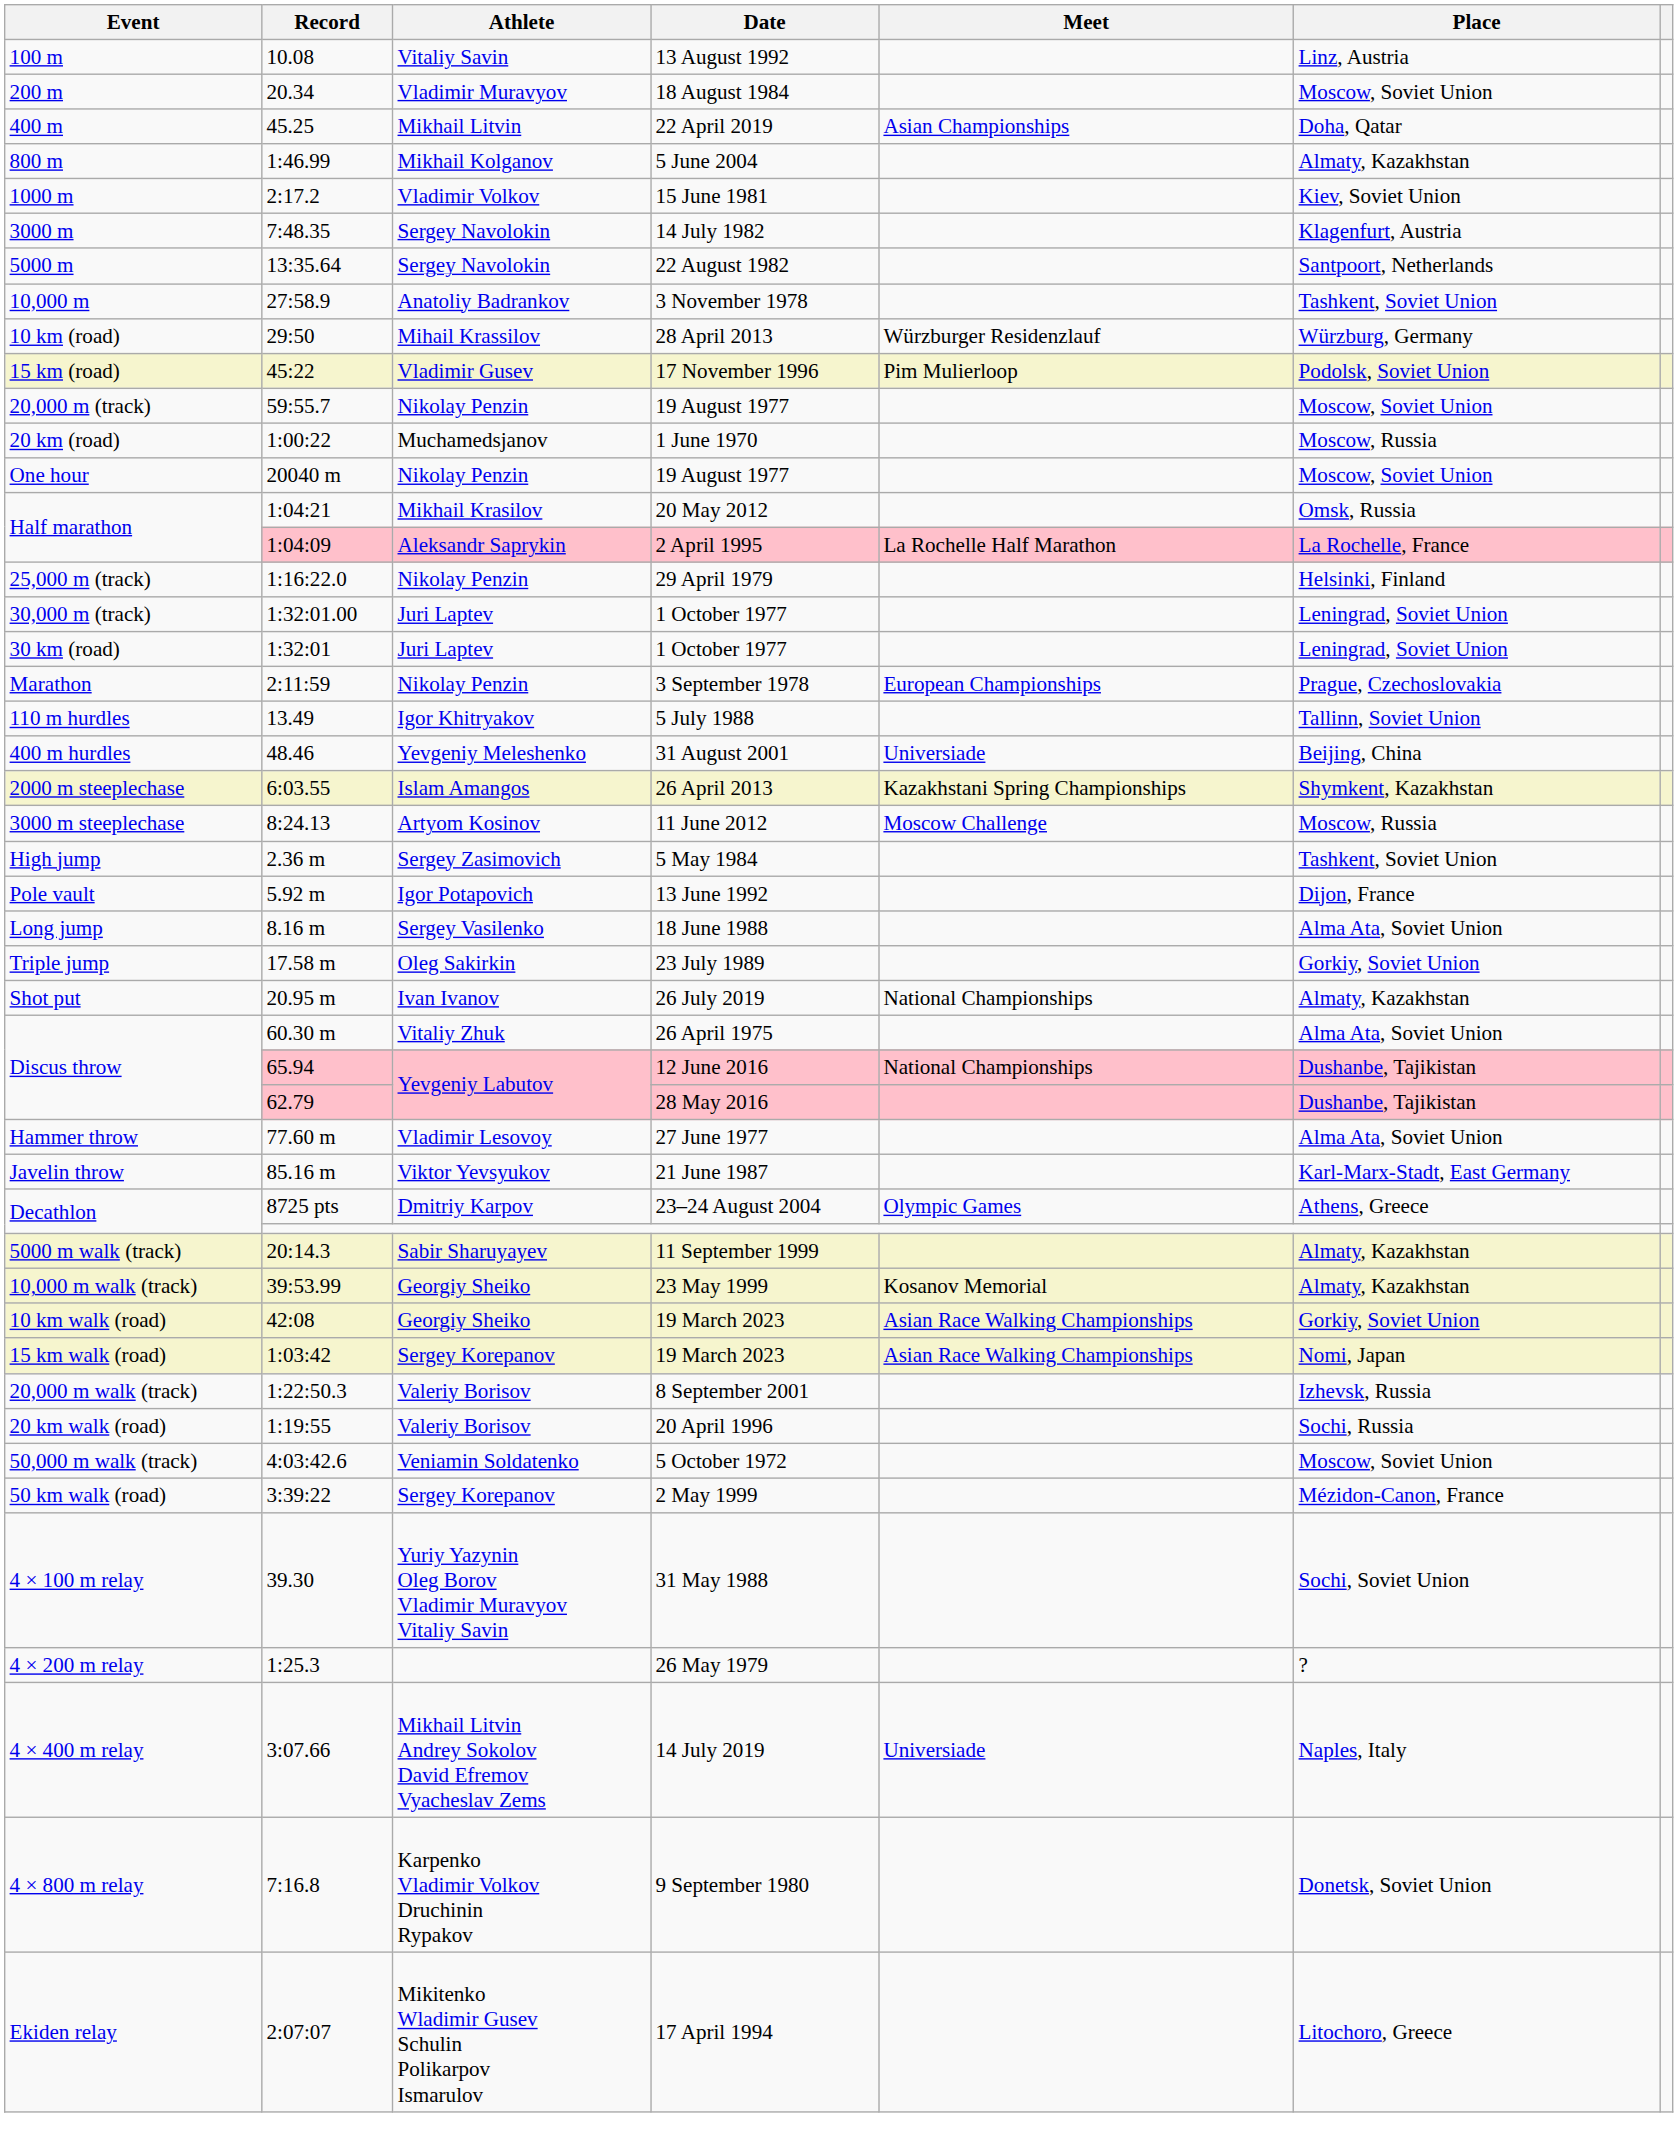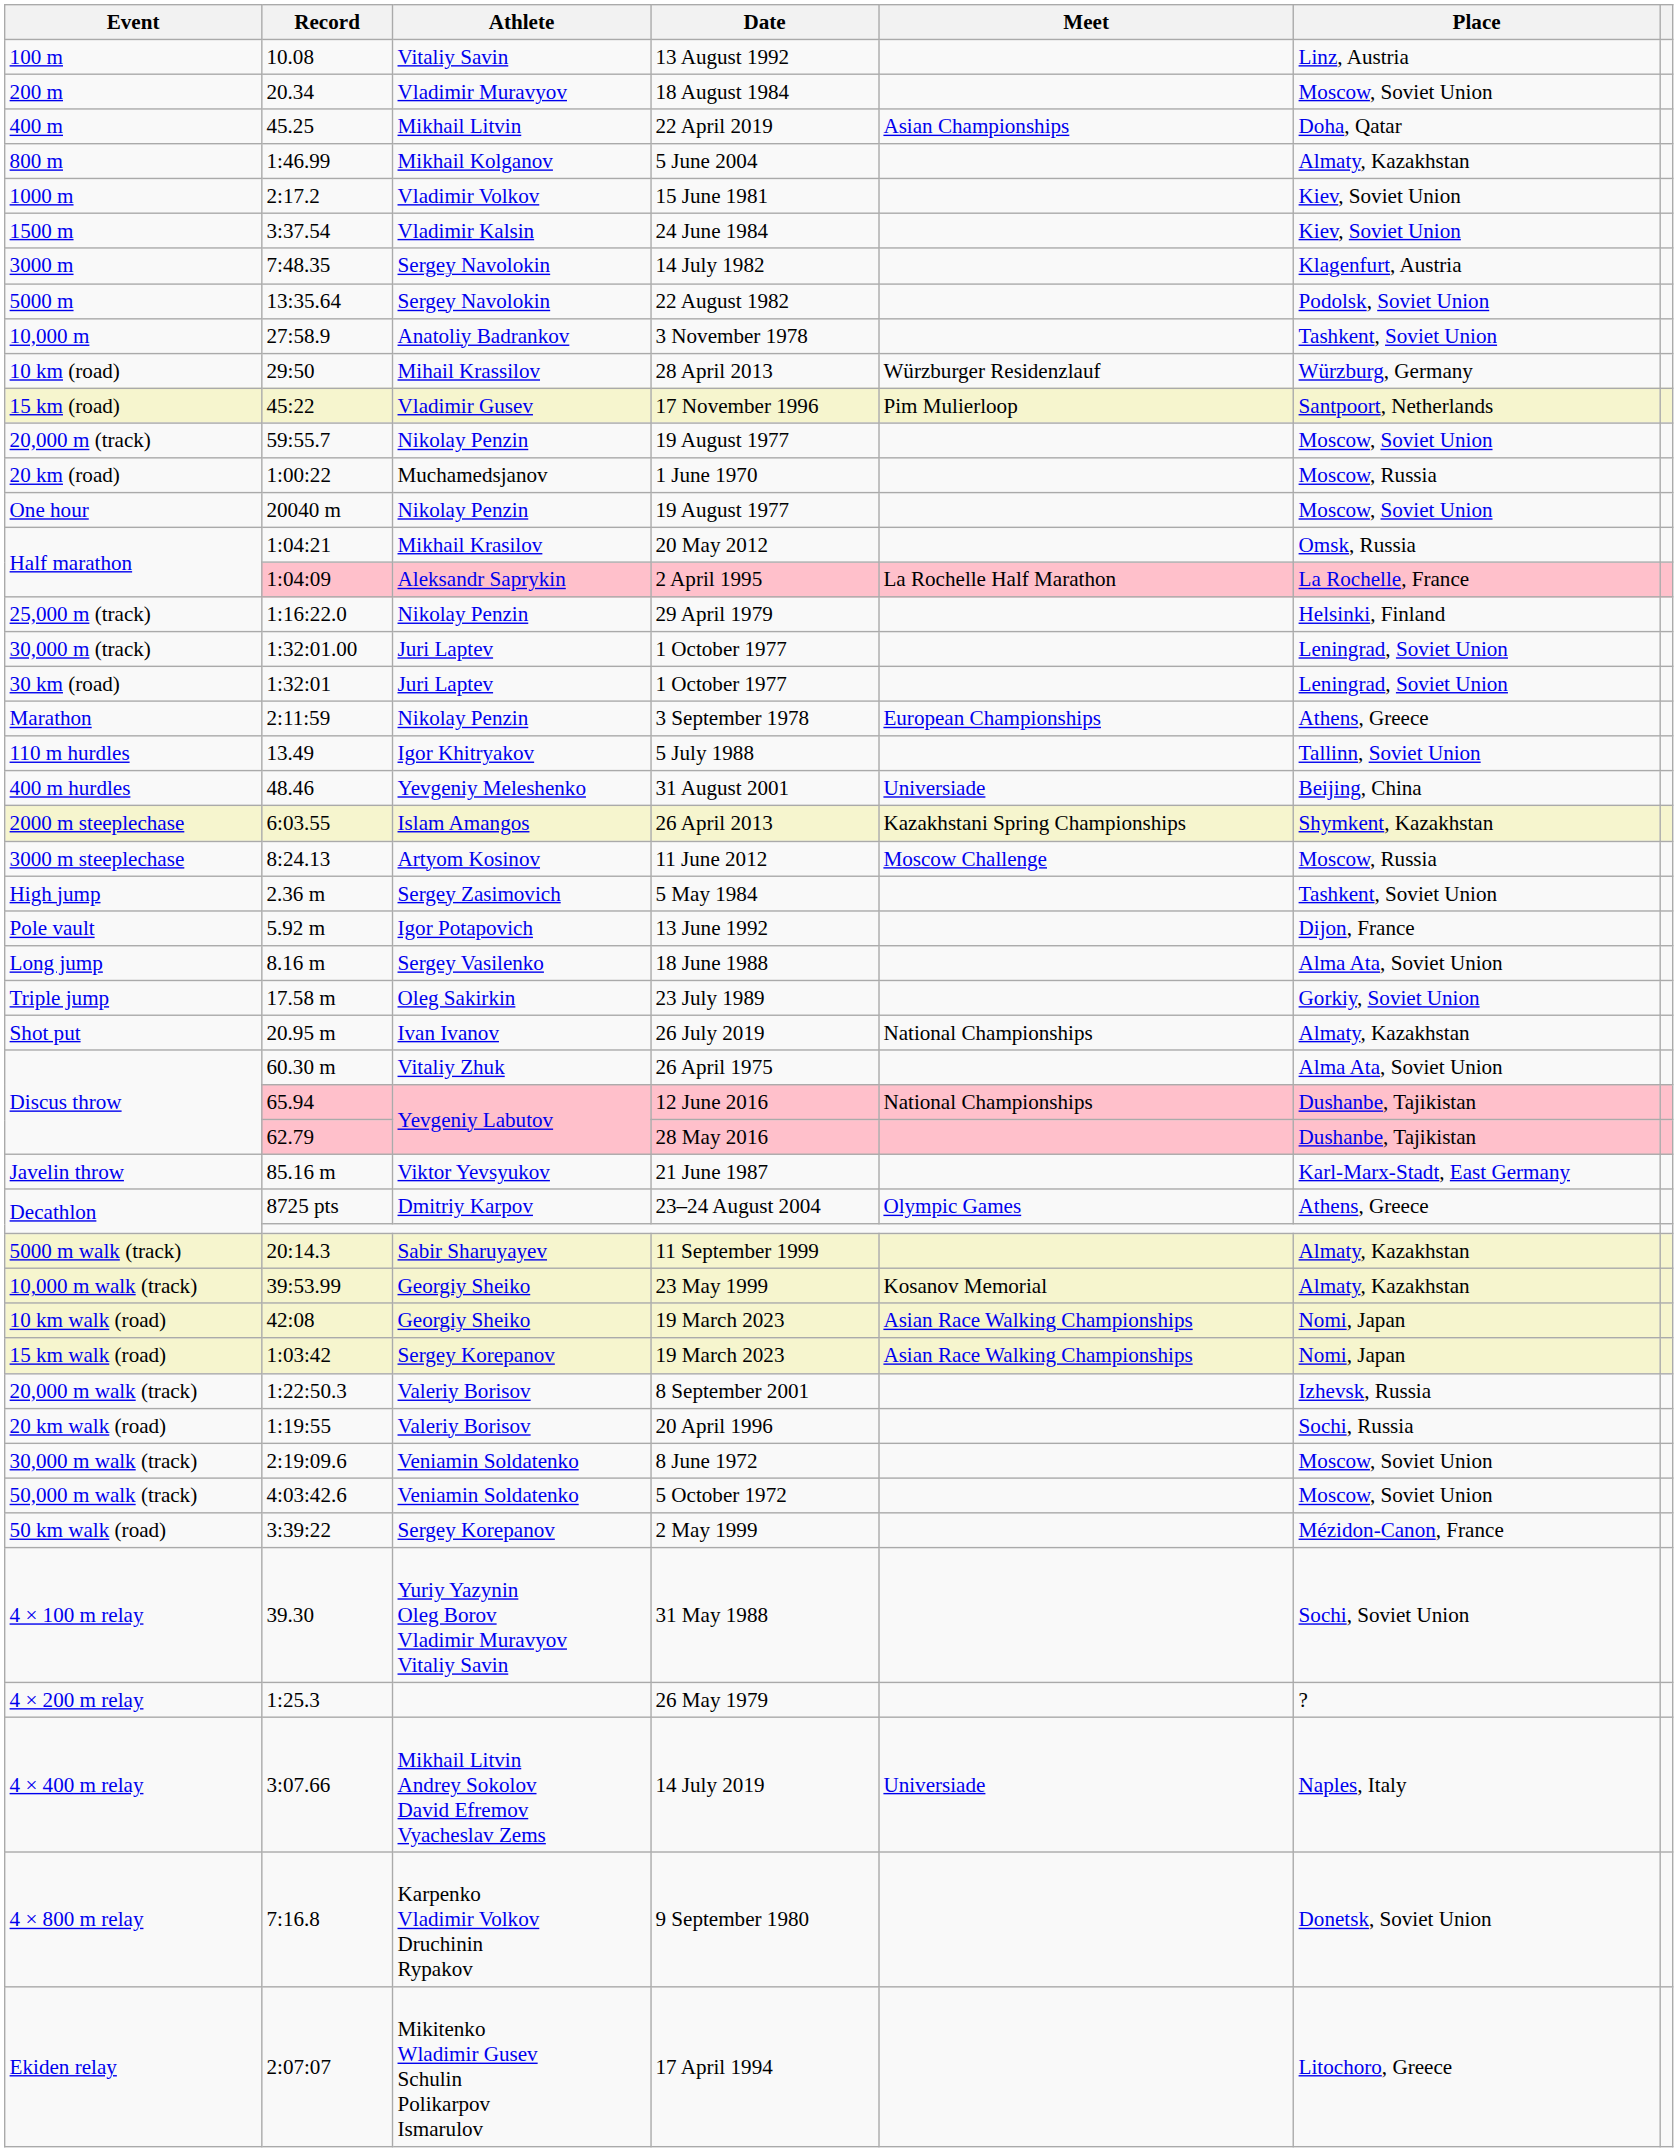+ row: (42, 231)
(1396, 265) Santpoort, Netherlands -> (1394, 300) Podolsk, Soviet Union
(1394, 370) Podolsk, Soviet Union -> (1396, 405) Santpoort, Netherlands
(1400, 684) Prague, Czechoslovakia -> (1364, 718) Athens, Greece
- row: (74, 1136)
(1389, 1320) Gorkiy, Soviet Union -> (1352, 1320) Nomi, Japan
+ row: (103, 1460)
